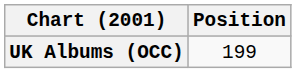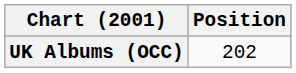(239, 52) 199 -> (239, 52) 202
